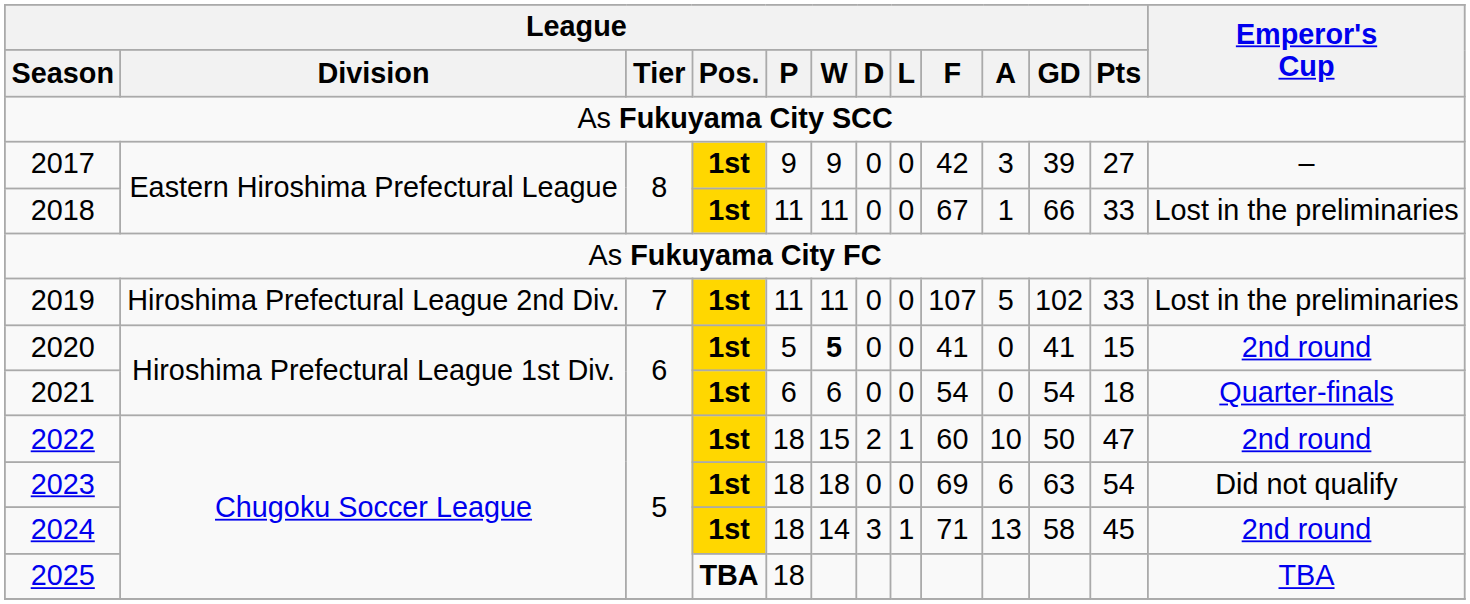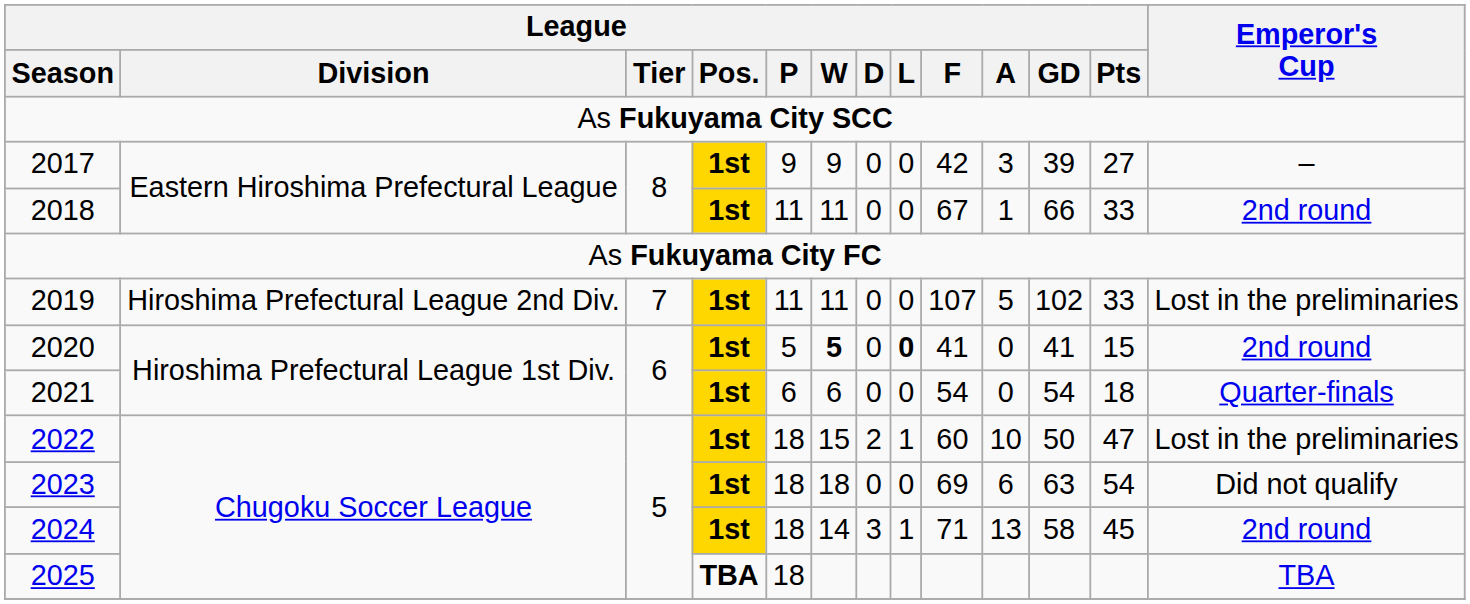(1307, 210) Lost in the preliminaries -> (1307, 210) 2nd round
(906, 347) normal -> (906, 347) bold
(1307, 438) 2nd round -> (1307, 438) Lost in the preliminaries
